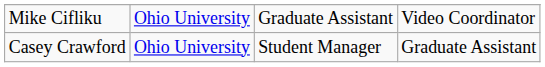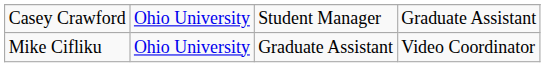rows swapped: (55, 18) <-> (67, 47)
